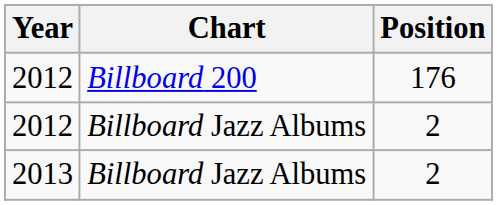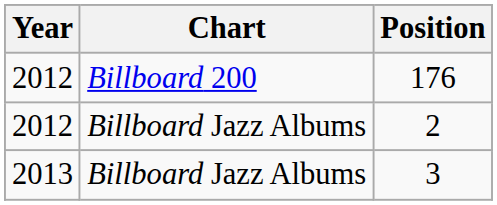(433, 174) 2 -> (433, 174) 3
